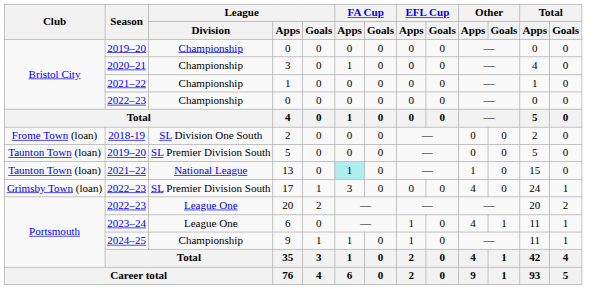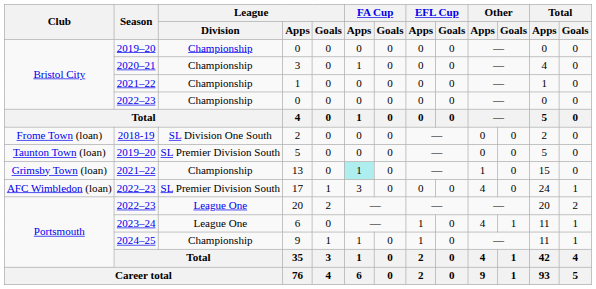(55, 170) Taunton Town (loan) -> (59, 170) Grimsby Town (loan)
(211, 170) National League -> (220, 170) Championship
(55, 188) Grimsby Town (loan) -> (59, 188) AFC Wimbledon (loan)
